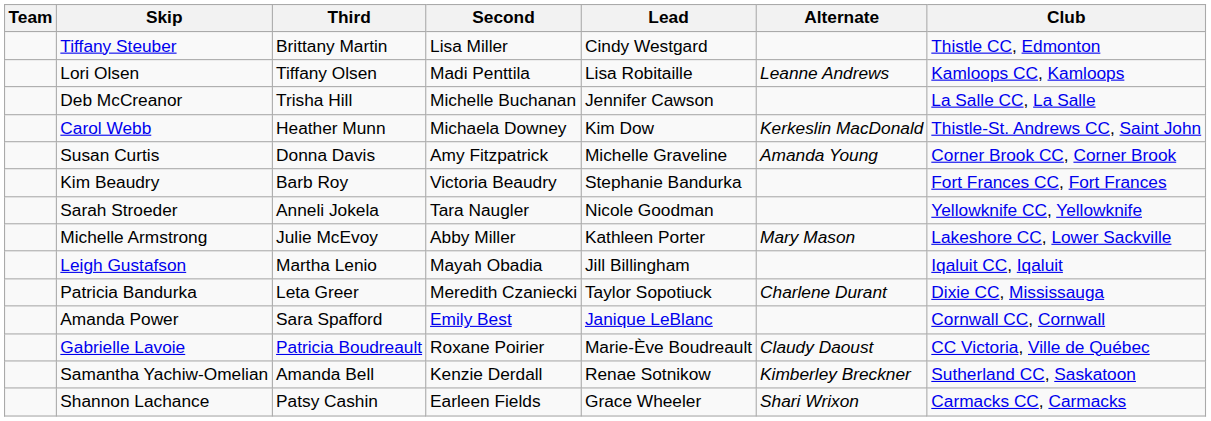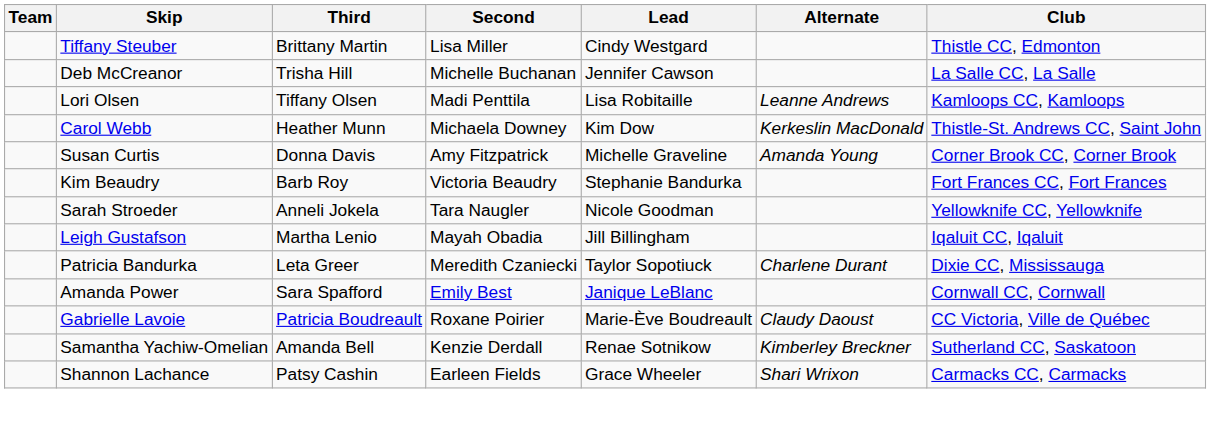rows swapped: (100, 73) <-> (121, 100)
- row: (134, 237)
